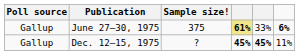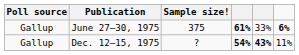(242, 27) khaki background -> (242, 27) no background
(242, 42) 45% -> (242, 42) 54%
(263, 42) 45% -> (263, 42) 43%
